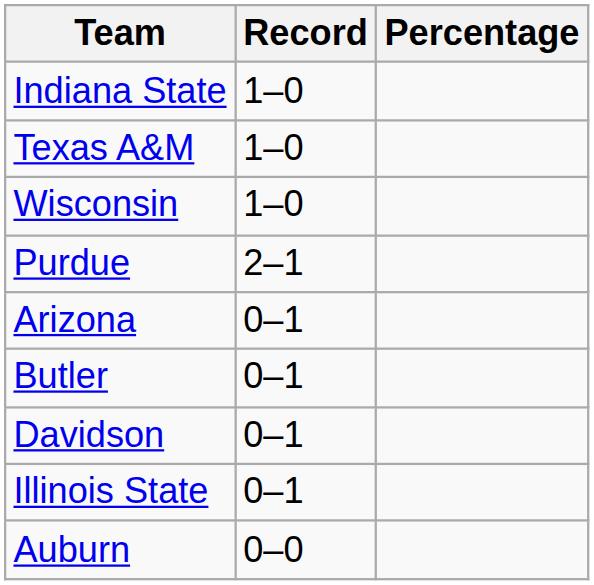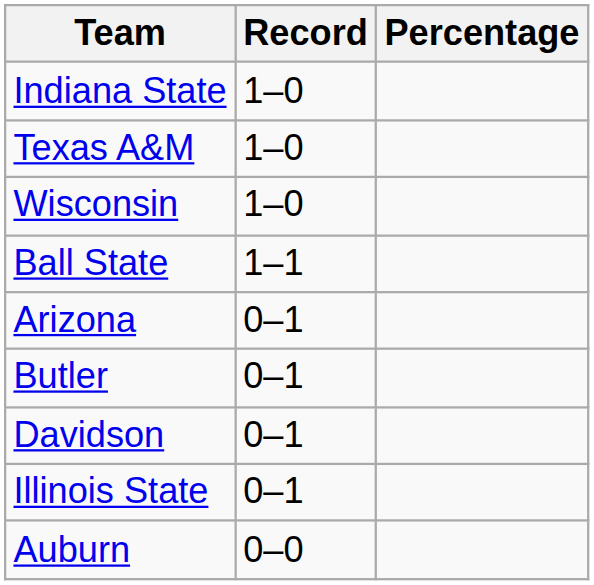- row: (72, 262)
+ row: (91, 262)
